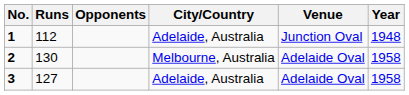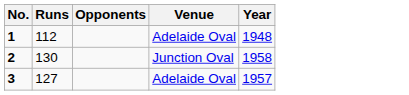- column: (214, 15)
(322, 36) Junction Oval -> (194, 36) Adelaide Oval
(323, 57) Adelaide Oval -> (193, 57) Junction Oval
(386, 79) 1958 -> (257, 79) 1957
